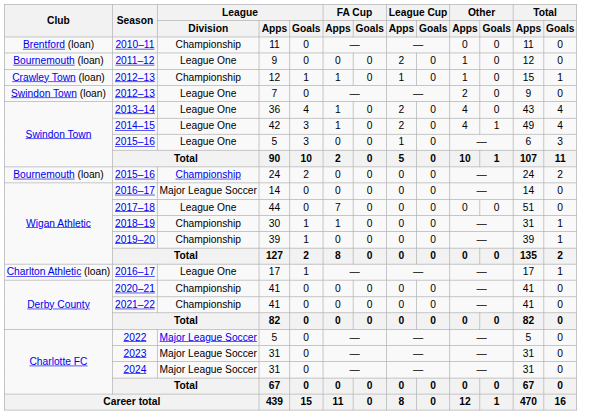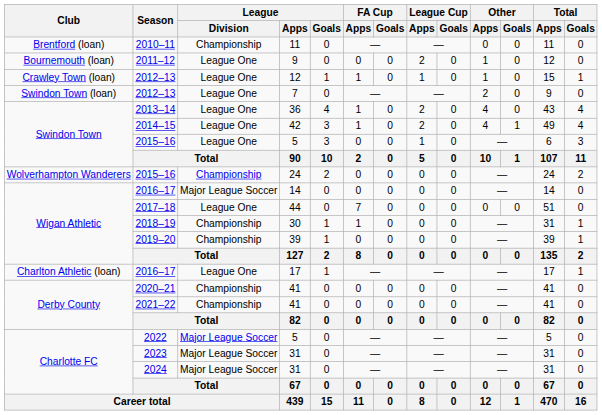(208, 77) Championship -> (229, 77) League One
(58, 175) Bournemouth (loan) -> (69, 175) Wolverhampton Wanderers
